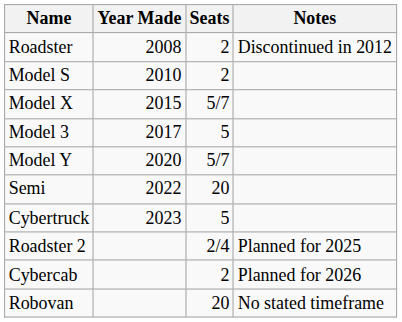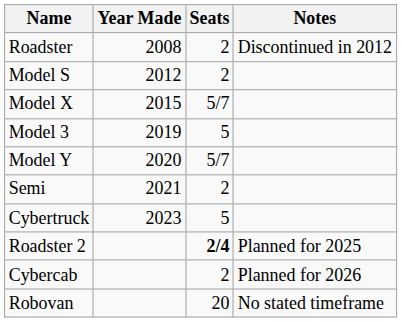(163, 75) 2010 -> (163, 75) 2012
(163, 132) 2017 -> (163, 132) 2019
(163, 189) 2022 -> (163, 189) 2021
(220, 189) 20 -> (225, 189) 2
(218, 246) normal -> (218, 246) bold
